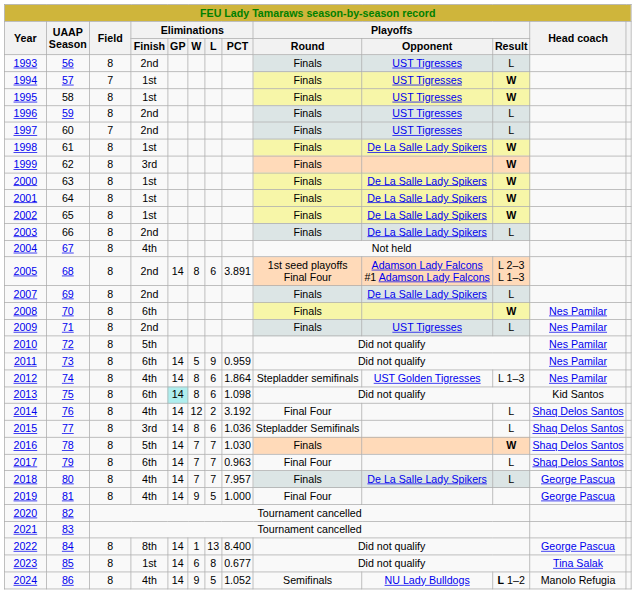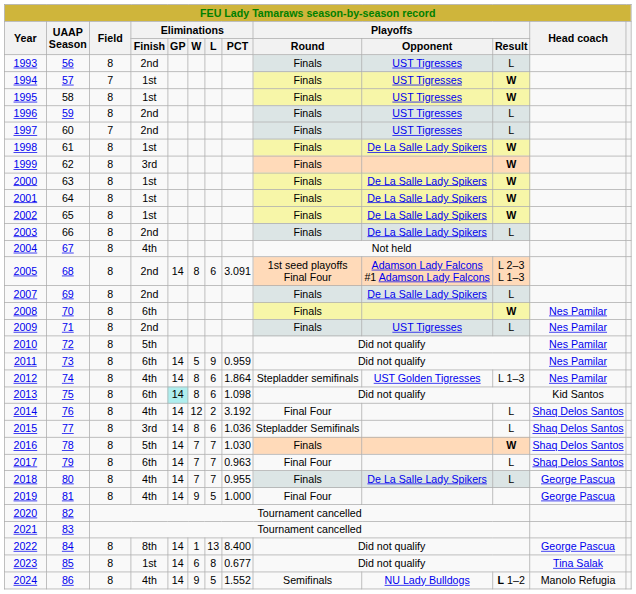(237, 272) 3.891 -> (237, 272) 3.091
(237, 480) 7.957 -> (237, 480) 0.955
(237, 581) 1.052 -> (237, 581) 1.552
